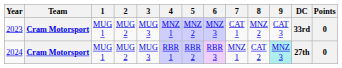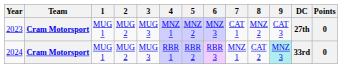(302, 29) 33rd -> (302, 29) 27th
(302, 52) 27th -> (302, 52) 33rd
